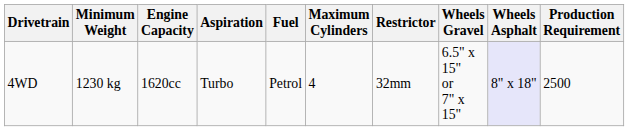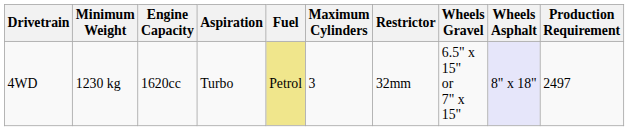(286, 83) no background -> (286, 83) khaki background
(312, 83) 4 -> (312, 83) 3
(557, 83) 2500 -> (557, 83) 2497
